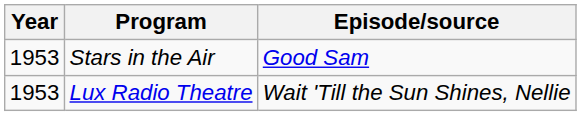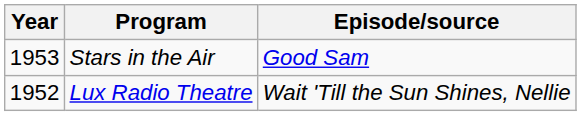(35, 92) 1953 -> (35, 92) 1952
